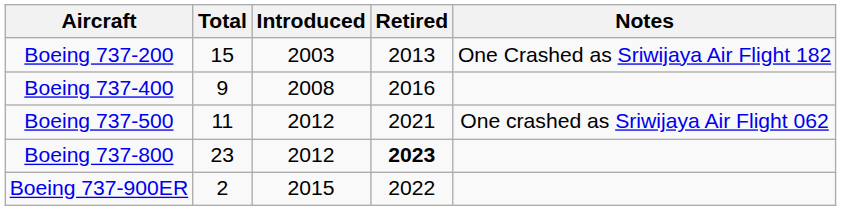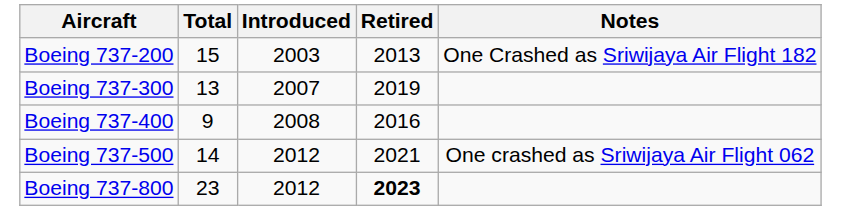+ row: (99, 88)
(222, 121) 11 -> (208, 155) 14
- row: (99, 188)
